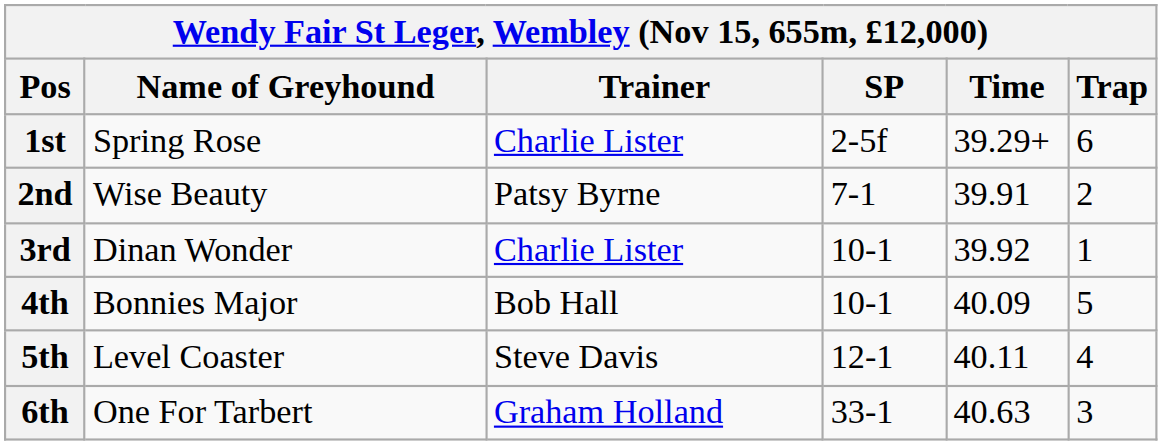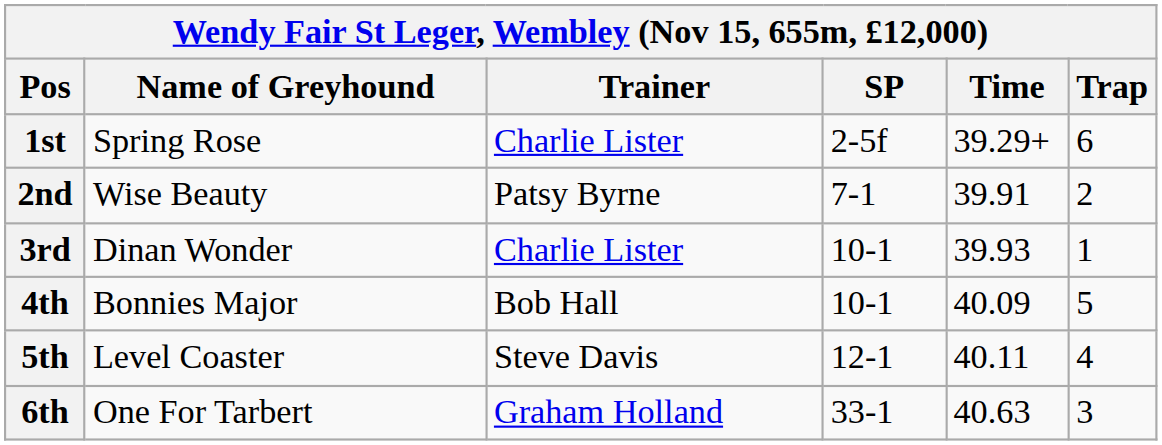(992, 248) 39.92 -> (992, 248) 39.93
